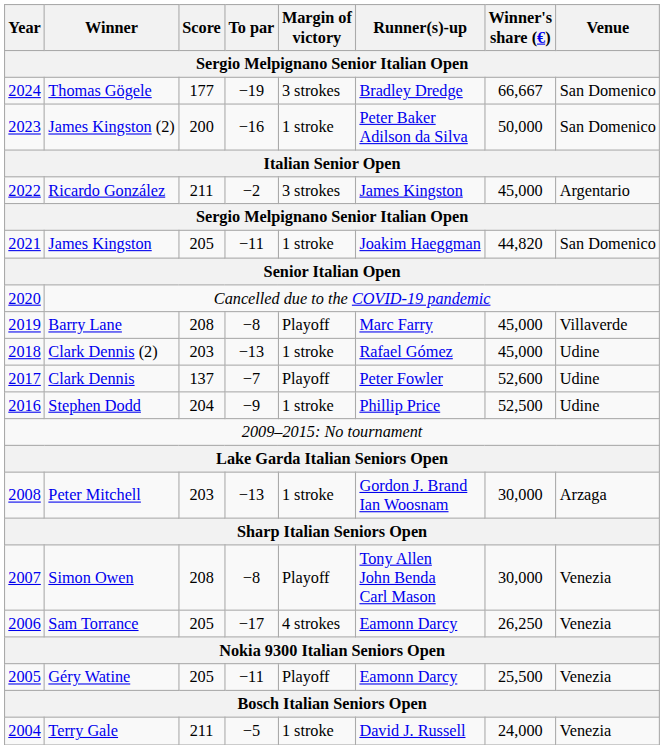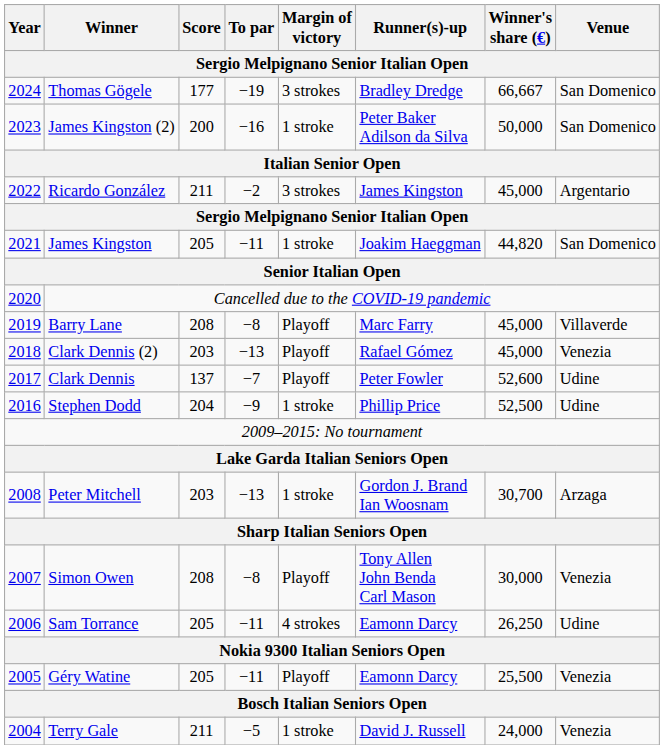(308, 351) 1 stroke -> (306, 351) Playoff
(580, 351) Udine -> (585, 351) Venezia
(520, 495) 30,000 -> (520, 495) 30,700
(251, 623) −17 -> (251, 623) −11
(585, 623) Venezia -> (580, 623) Udine
